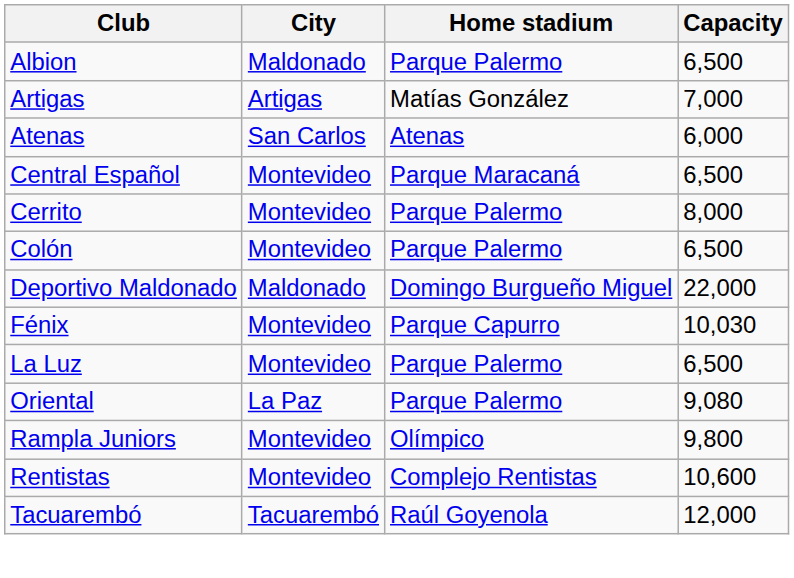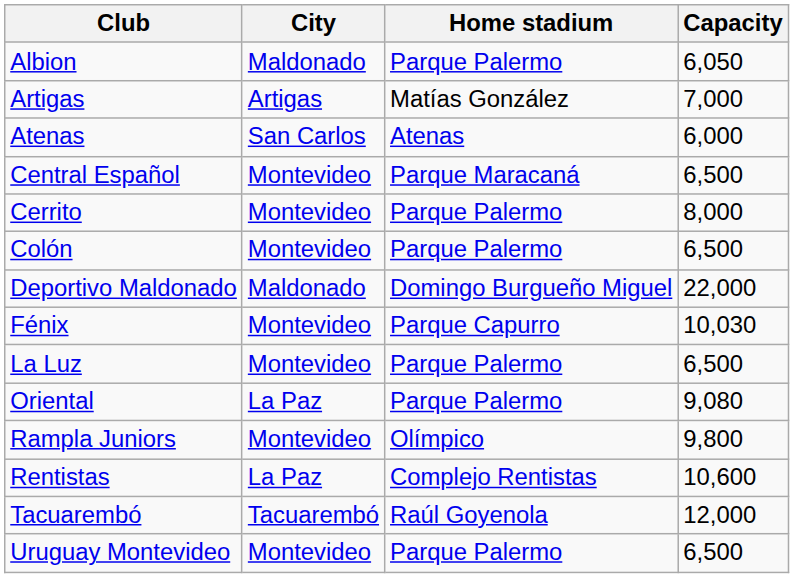(713, 61) 6,500 -> (713, 61) 6,050
(309, 477) Montevideo -> (285, 477) La Paz
+ row: (120, 552)
